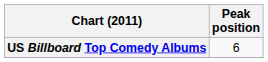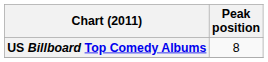(236, 47) 6 -> (236, 47) 8
